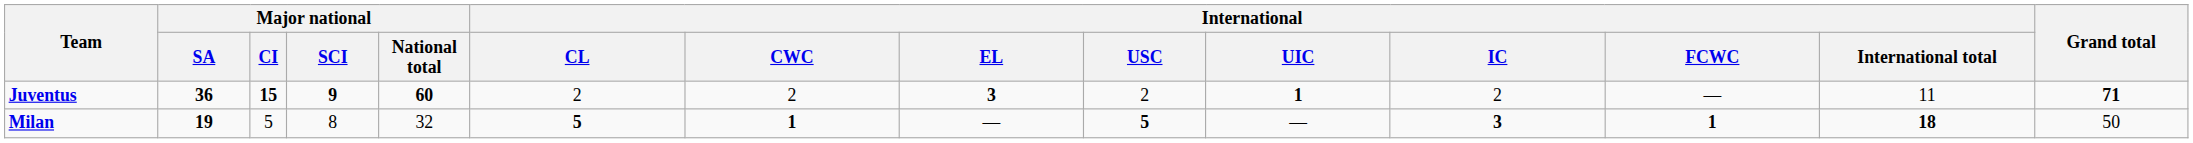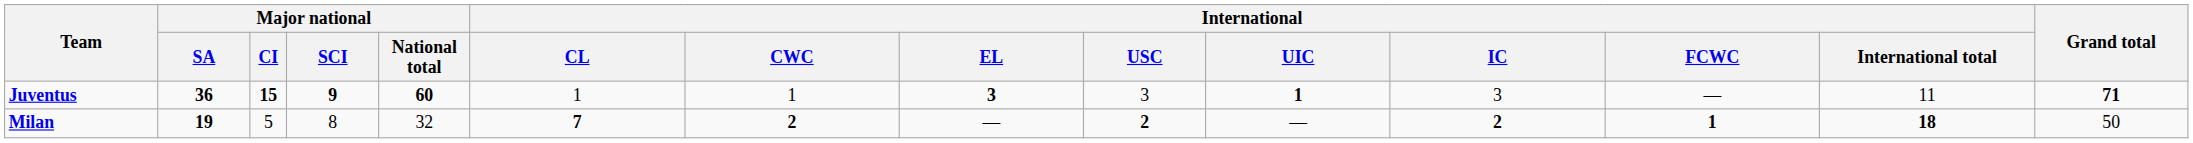(577, 94) 2 -> (577, 94) 1
(792, 94) 2 -> (792, 94) 1
(1145, 94) 2 -> (1145, 94) 3
(1498, 94) 2 -> (1498, 94) 3
(577, 123) 5 -> (577, 123) 7
(792, 123) 1 -> (792, 123) 2
(1145, 123) 5 -> (1145, 123) 2
(1498, 123) 3 -> (1498, 123) 2
